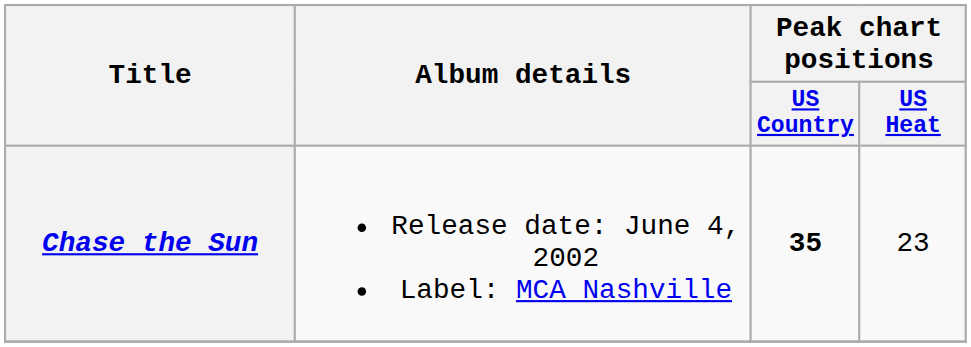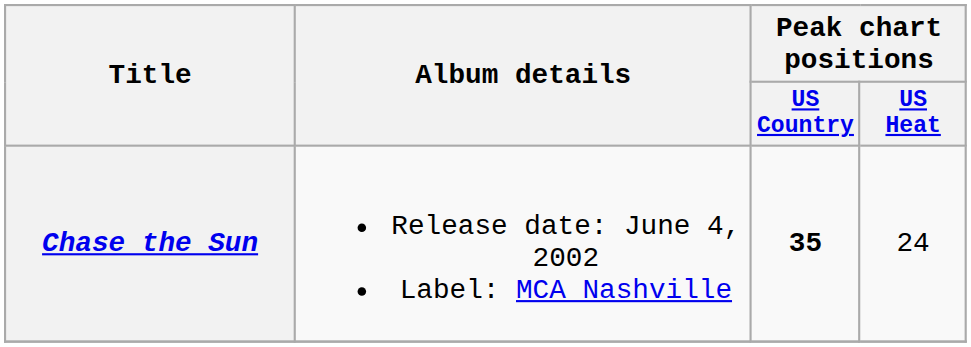(913, 243) 23 -> (913, 243) 24
